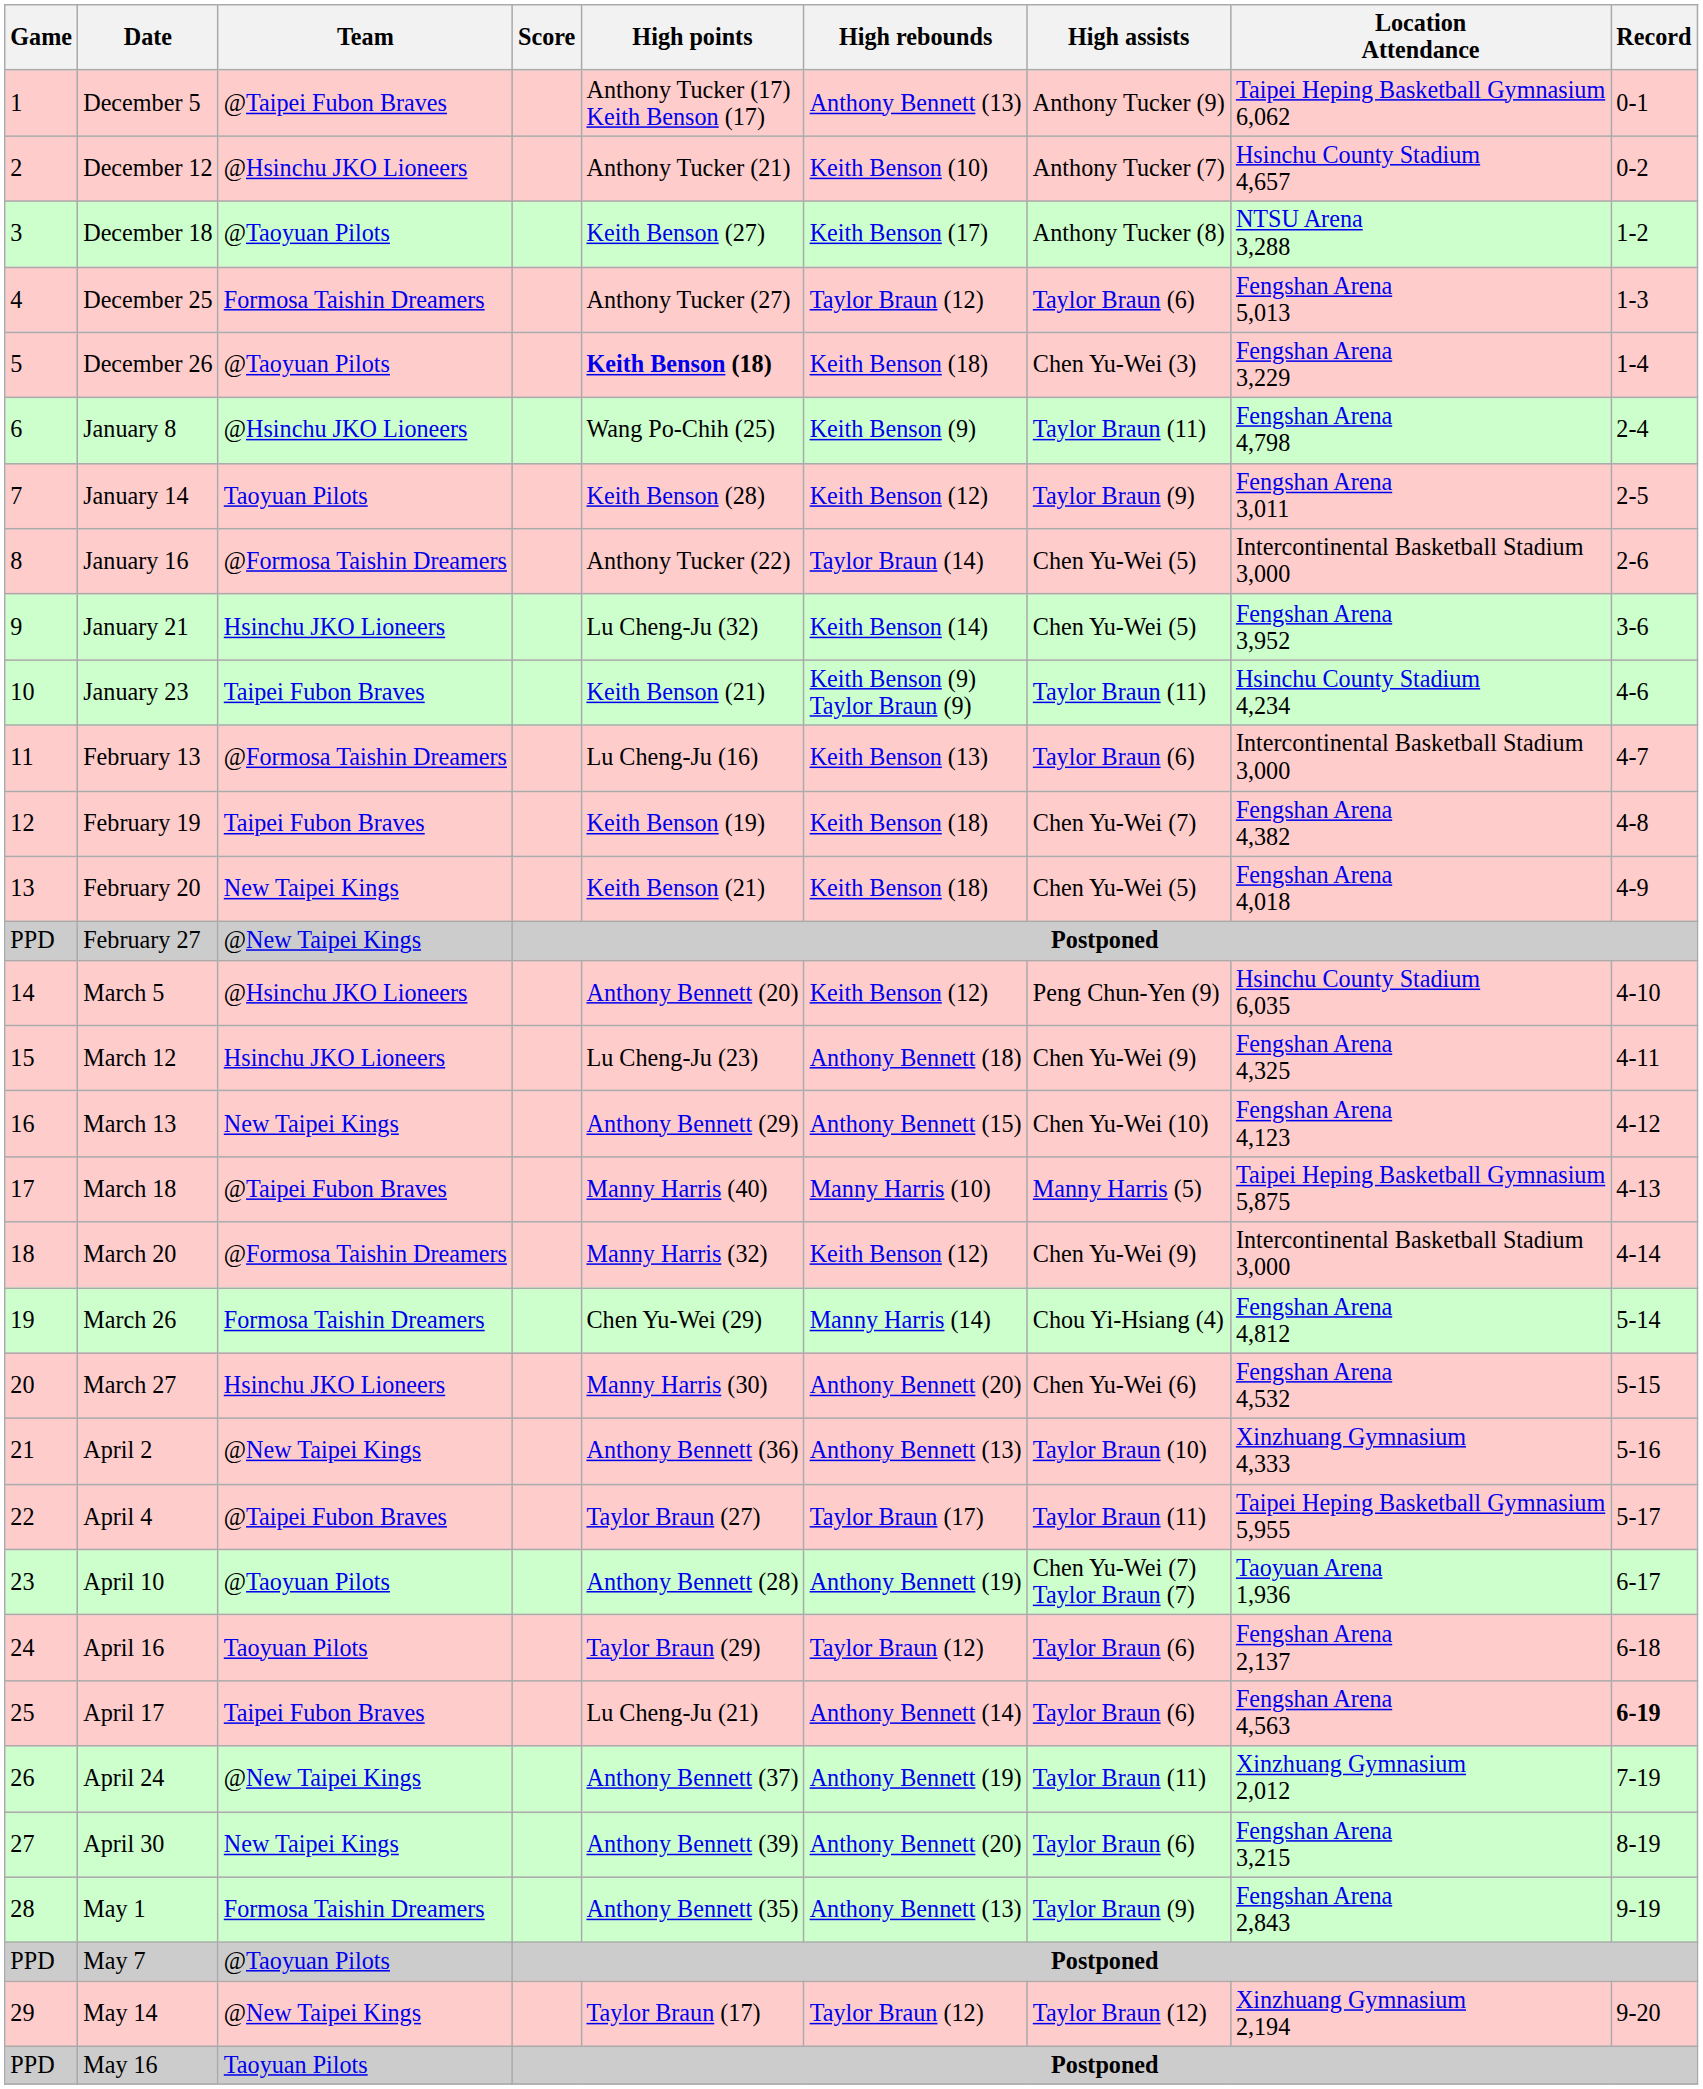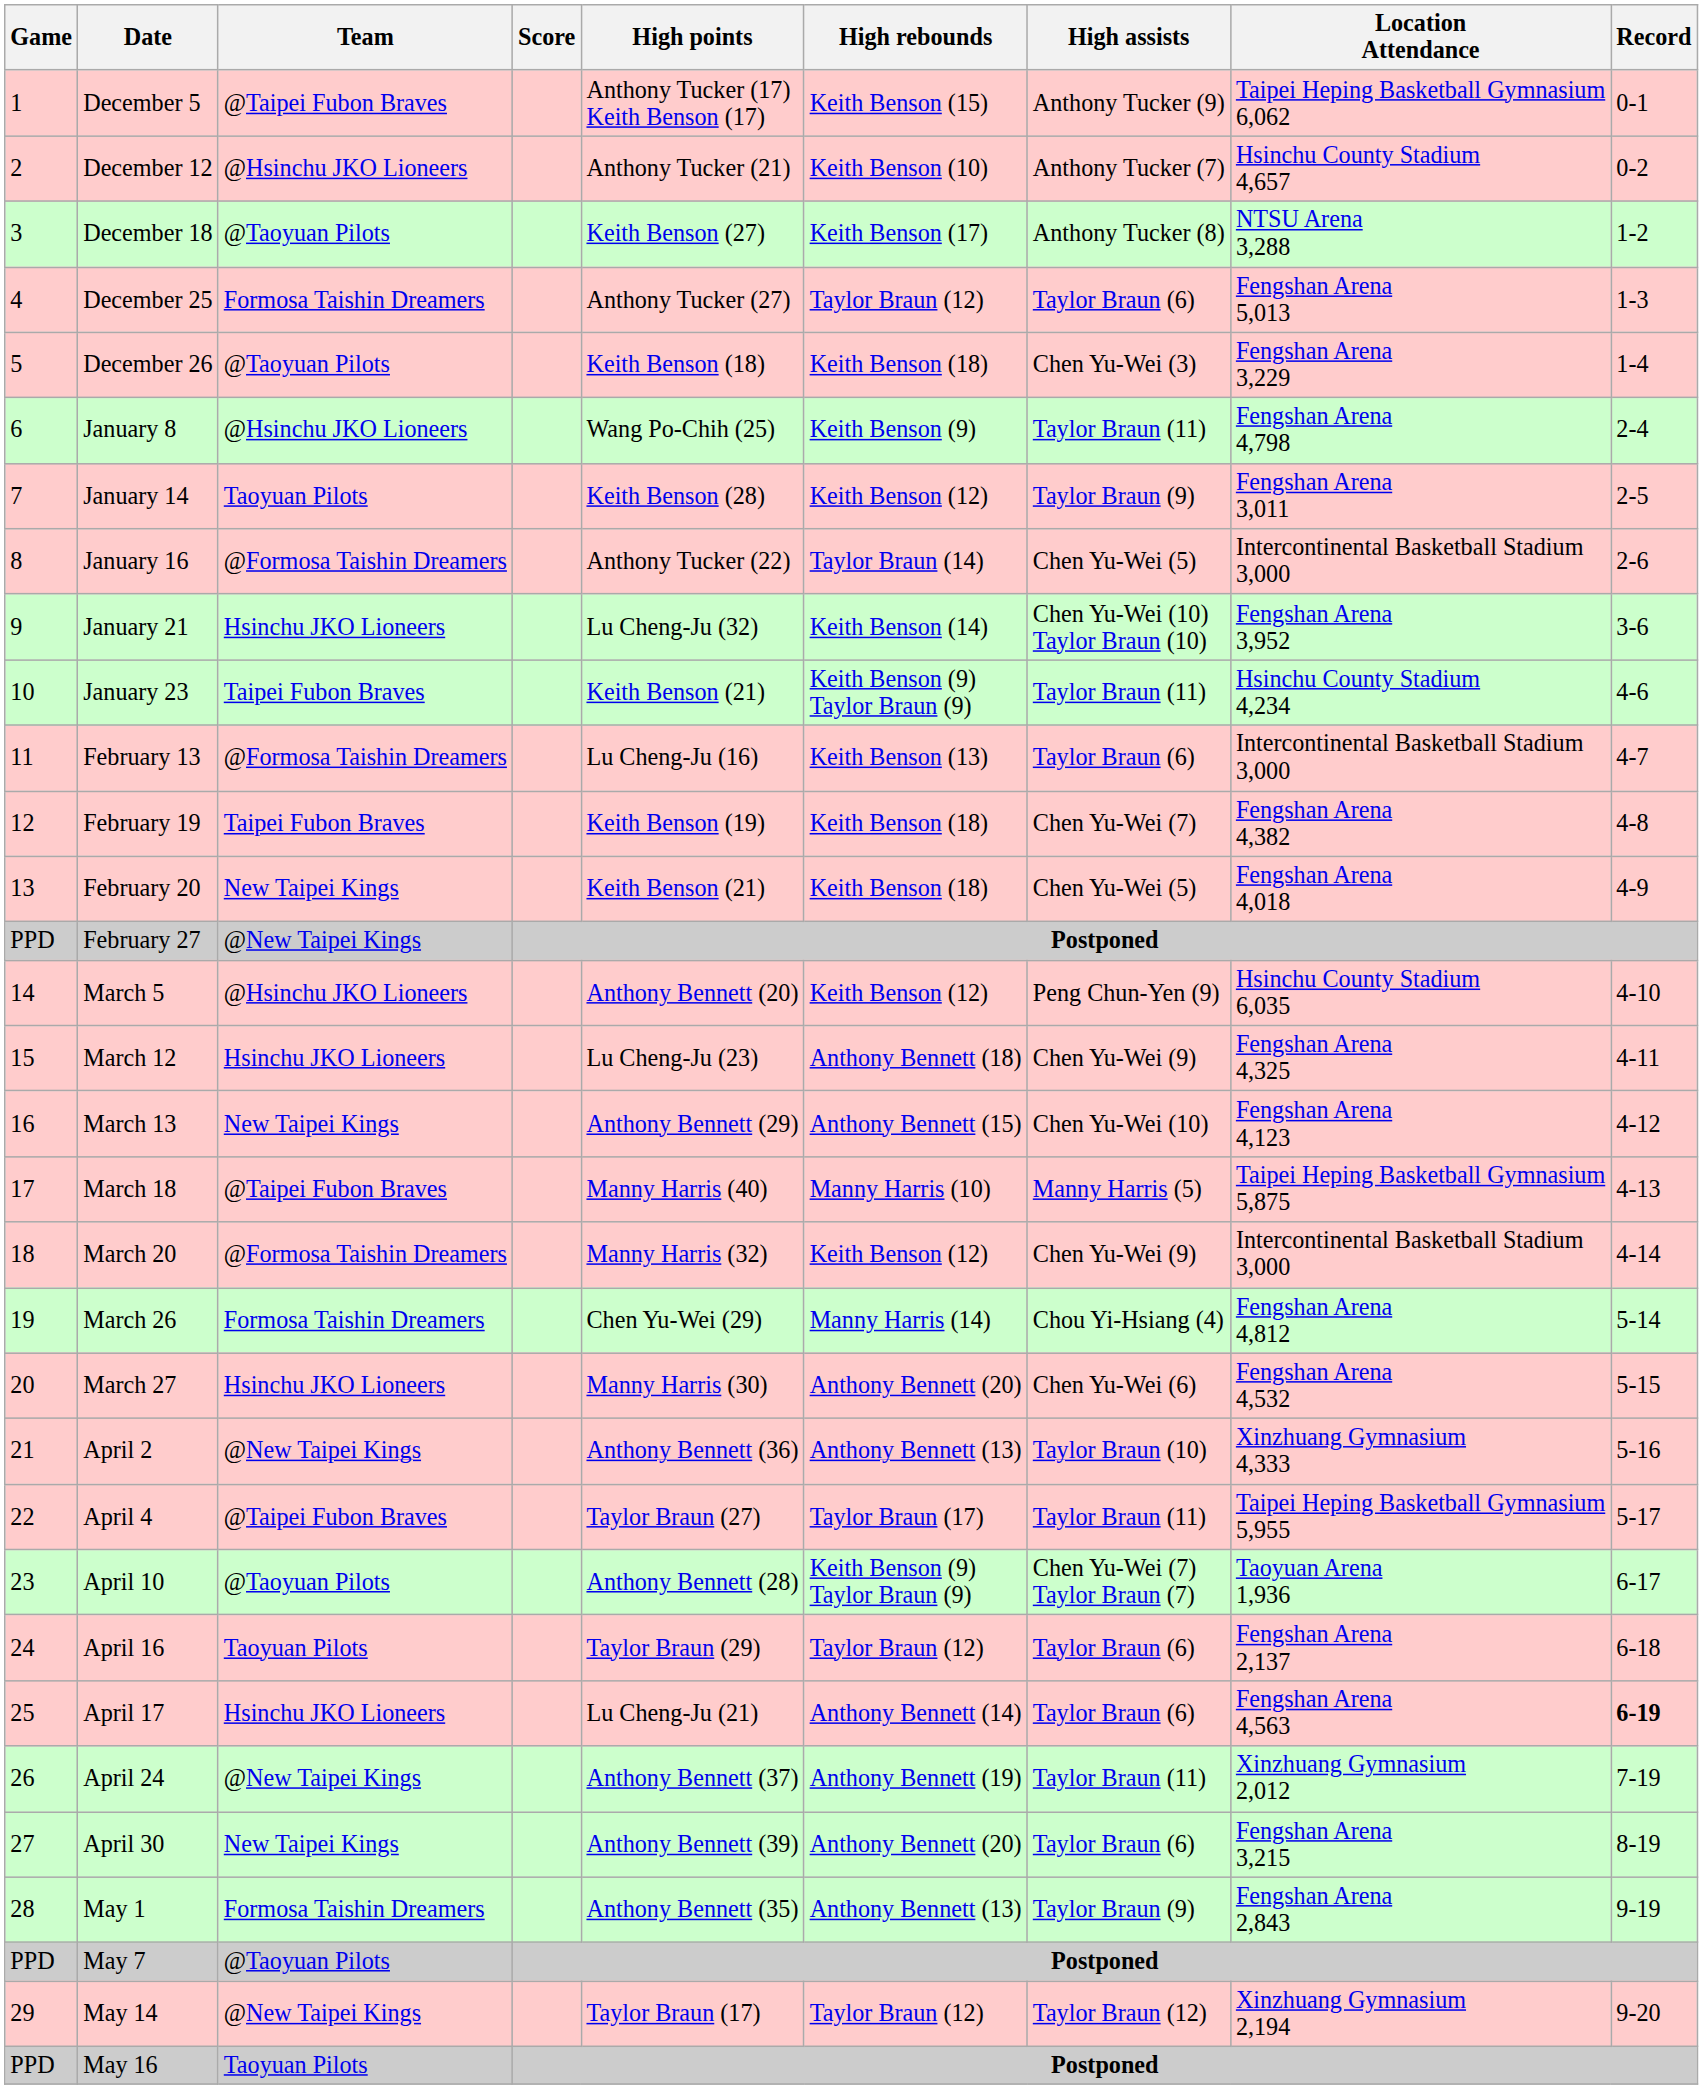(916, 102) Anthony Bennett (13) -> (899, 102) Keith Benson (15)
(679, 364) bold -> (676, 364) normal
(1115, 626) Chen Yu-Wei (5) -> (1121, 626) Chen Yu-Wei (10) Taylor Braun (10)
(916, 1581) Anthony Bennett (19) -> (893, 1581) Keith Benson (9) Taylor Braun (9)
(324, 1712) Taipei Fubon Braves -> (334, 1712) Hsinchu JKO Lioneers
